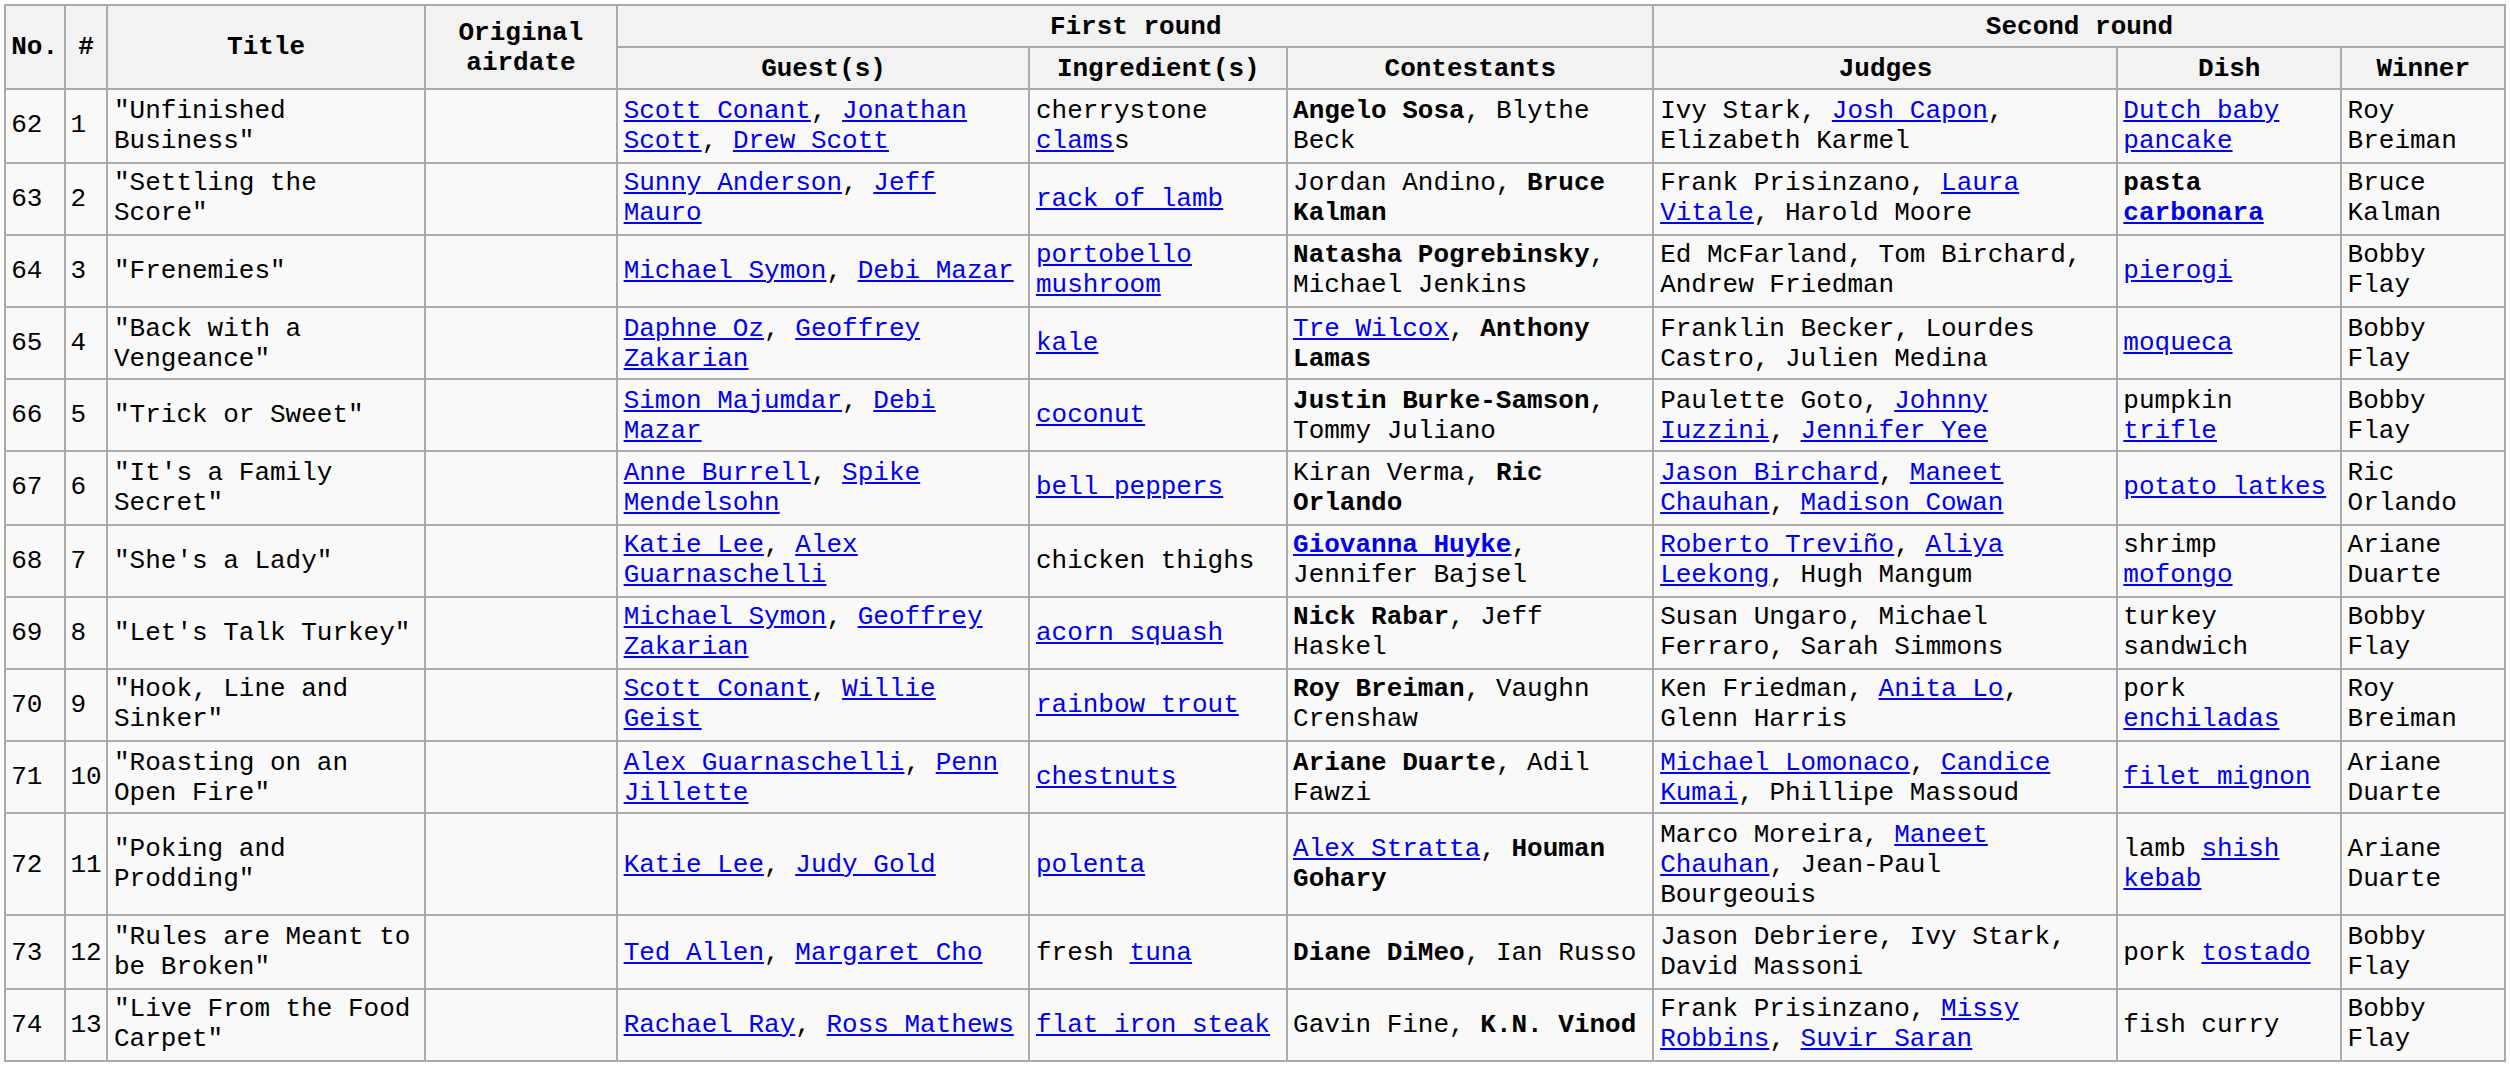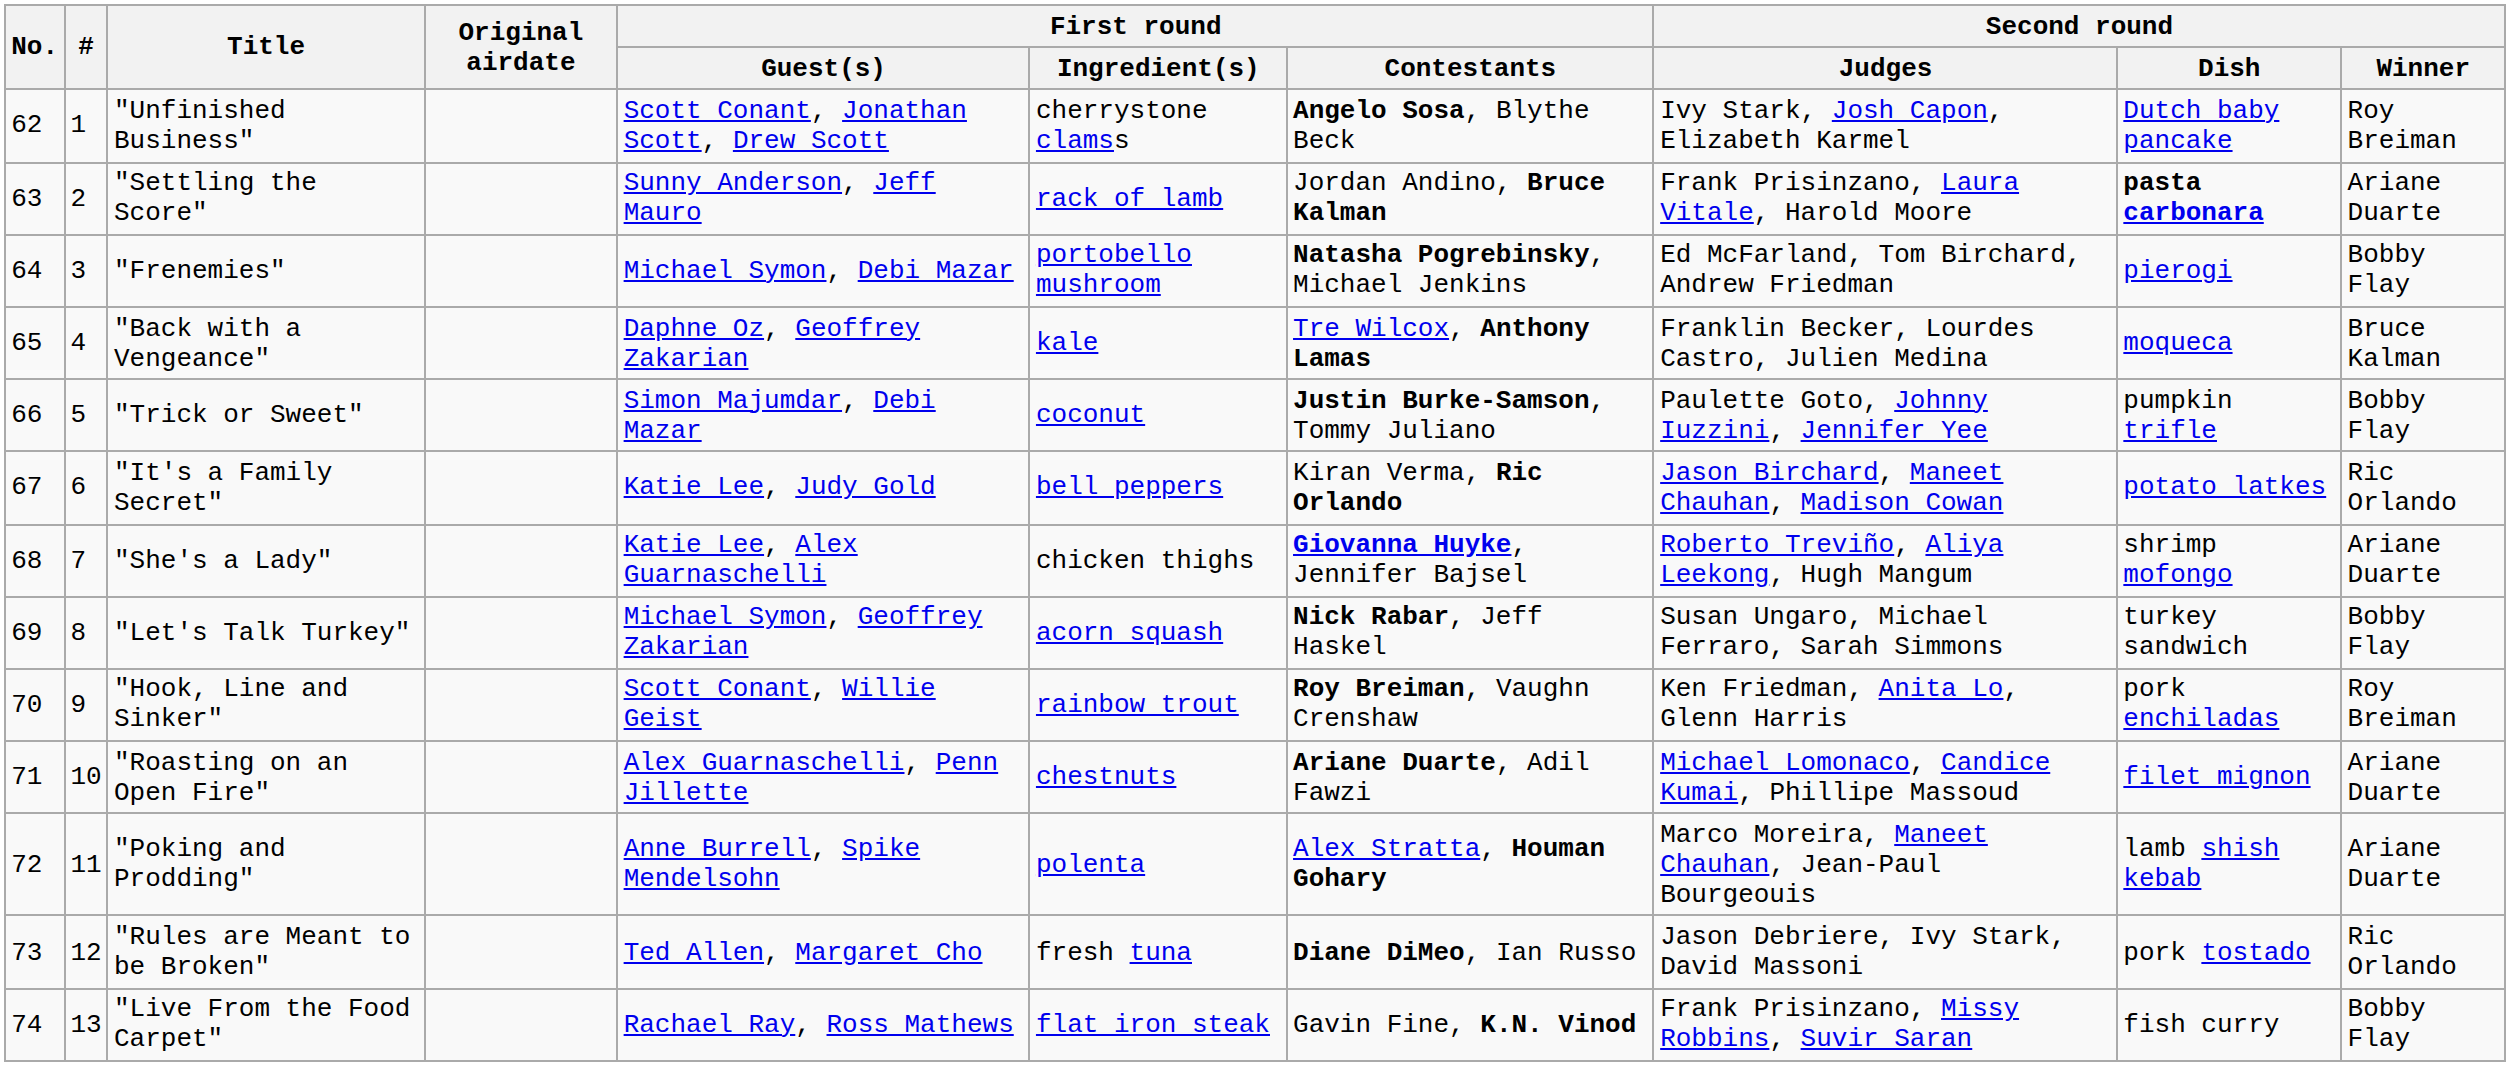(2394, 198) Bruce Kalman -> (2394, 198) Ariane Duarte
(2387, 343) Bobby Flay -> (2394, 343) Bruce Kalman
(772, 488) Anne Burrell, Spike Mendelsohn -> (780, 488) Katie Lee, Judy Gold
(780, 865) Katie Lee, Judy Gold -> (772, 865) Anne Burrell, Spike Mendelsohn
(2387, 952) Bobby Flay -> (2402, 952) Ric Orlando
